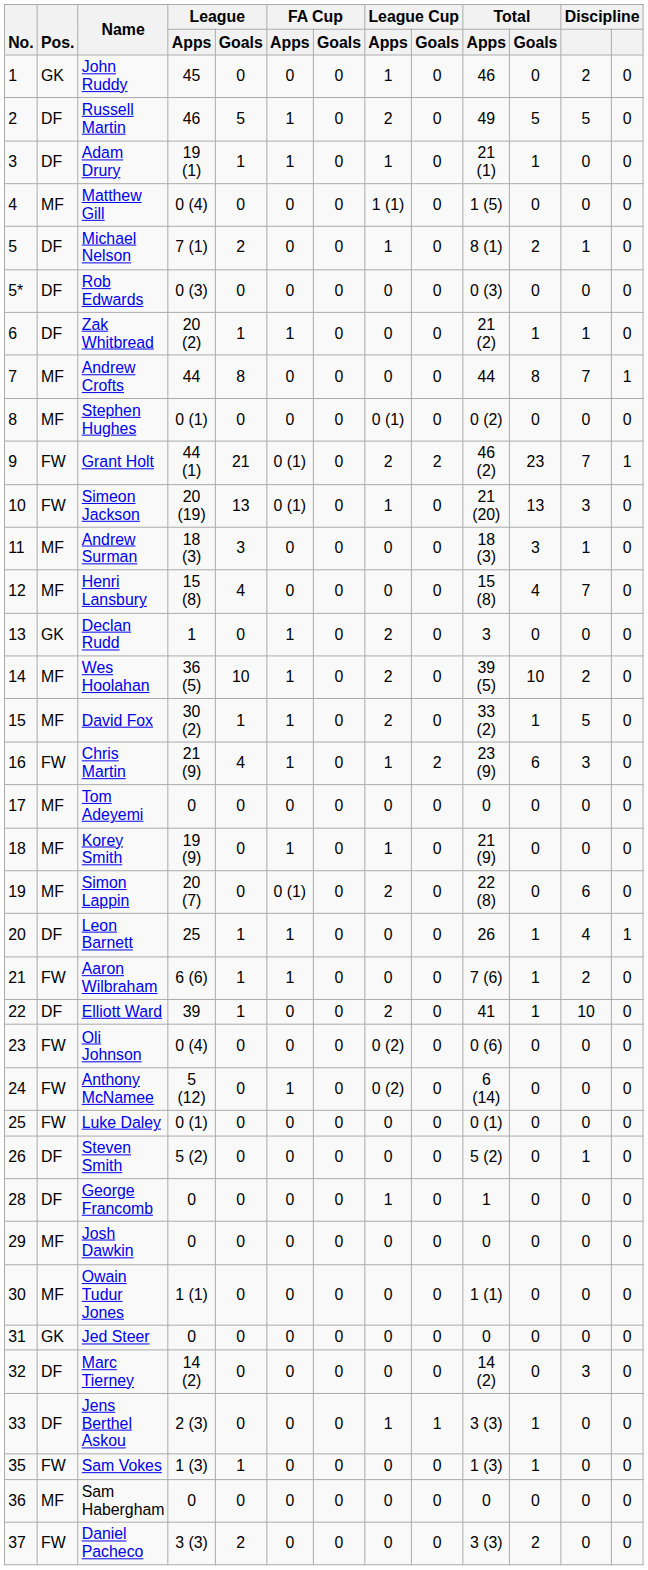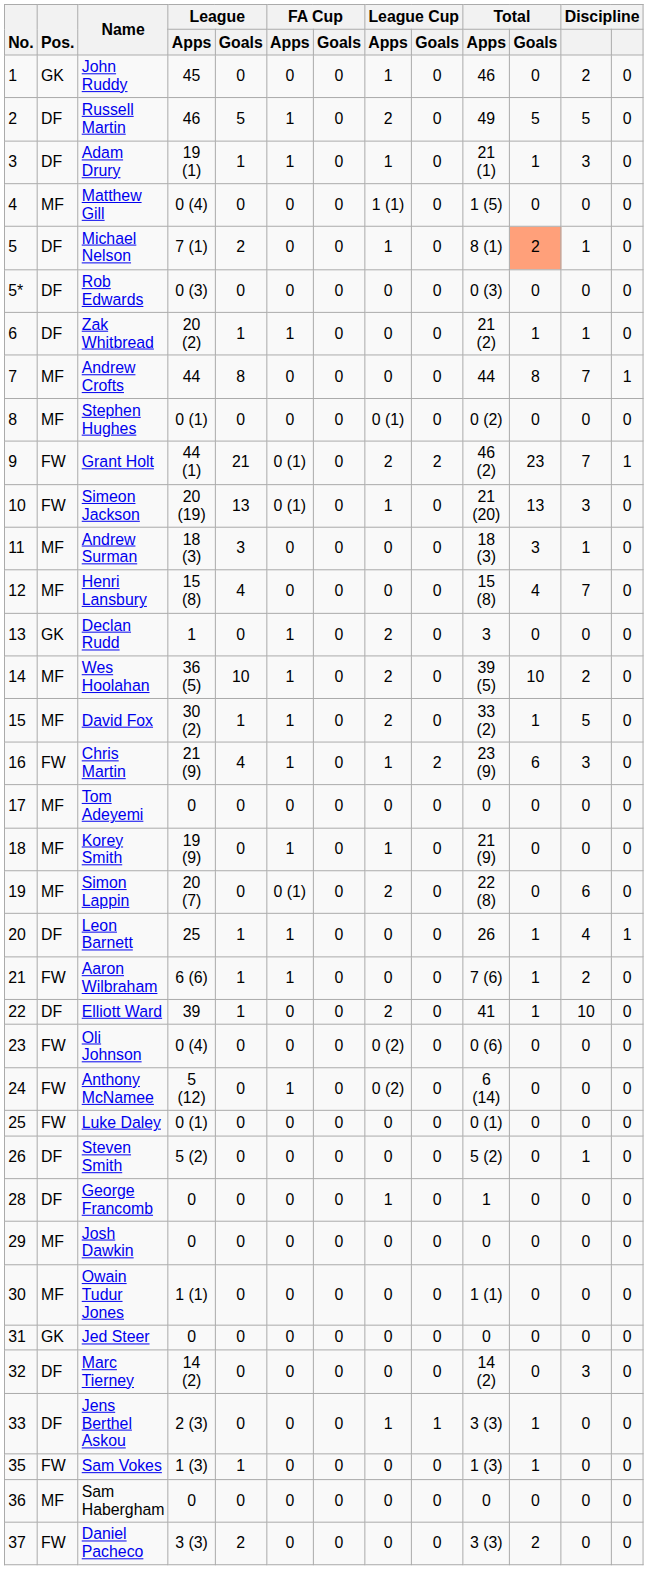(586, 162) 0 -> (586, 162) 3
(535, 247) no background -> (535, 247) lightsalmon background
